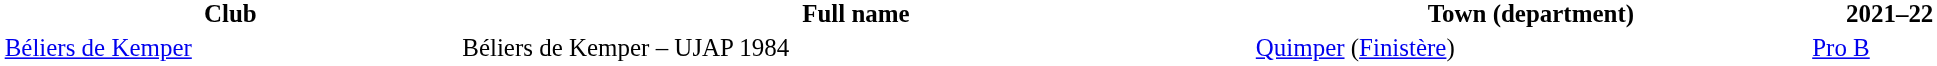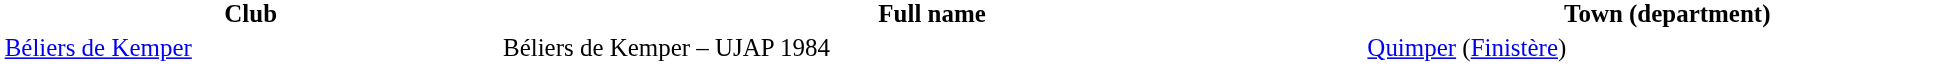- column: (1890, 13)
